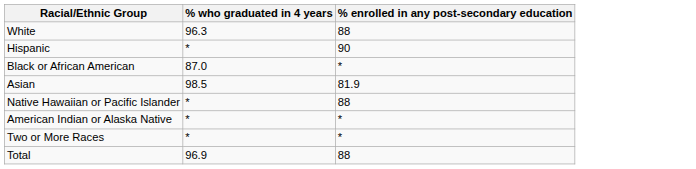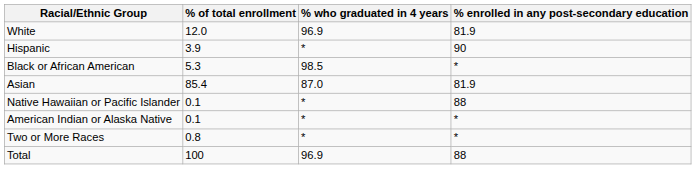+ column: (241, 13)
(196, 31) 96.3 -> (312, 31) 96.9
(344, 31) 88 -> (465, 31) 81.9
(196, 66) 87.0 -> (312, 66) 98.5
(196, 84) 98.5 -> (312, 84) 87.0
